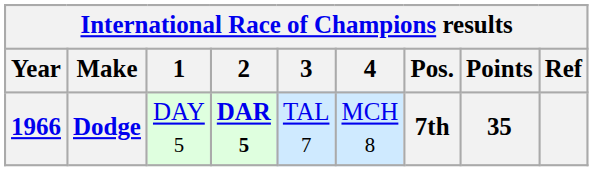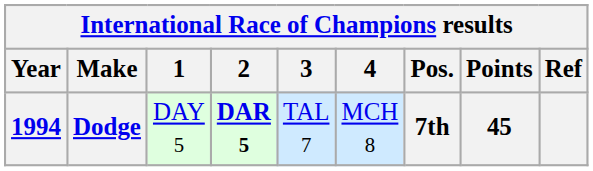(36, 128) 1966 -> (36, 128) 1994
(499, 128) 35 -> (499, 128) 45
